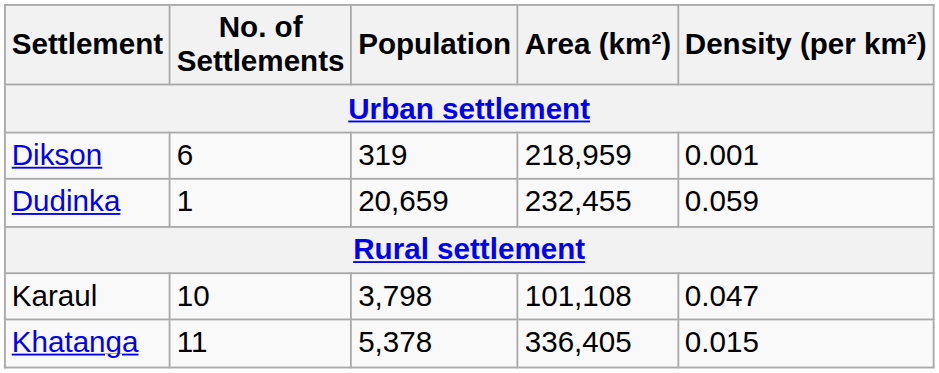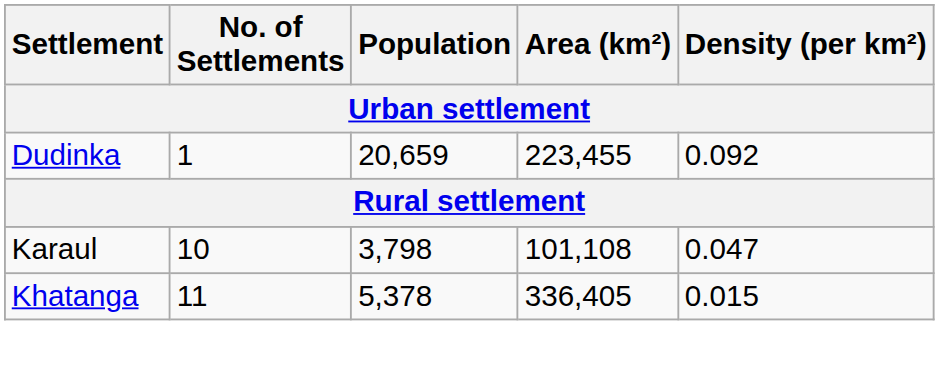- row: (57, 155)
(578, 202) 232,455 -> (578, 155) 223,455
(722, 202) 0.059 -> (722, 155) 0.092
